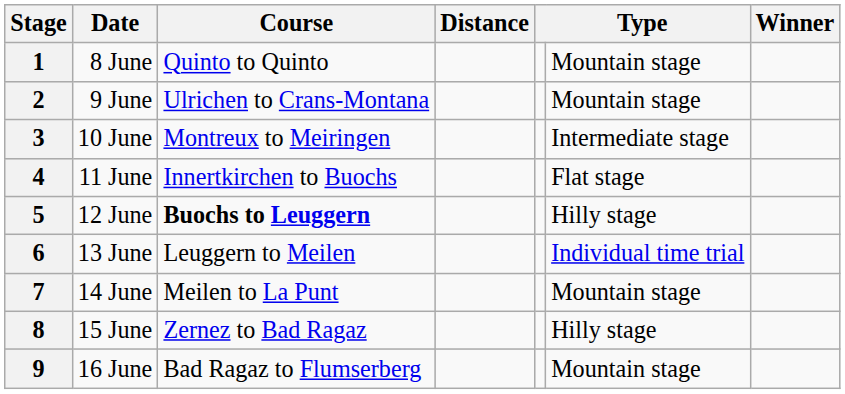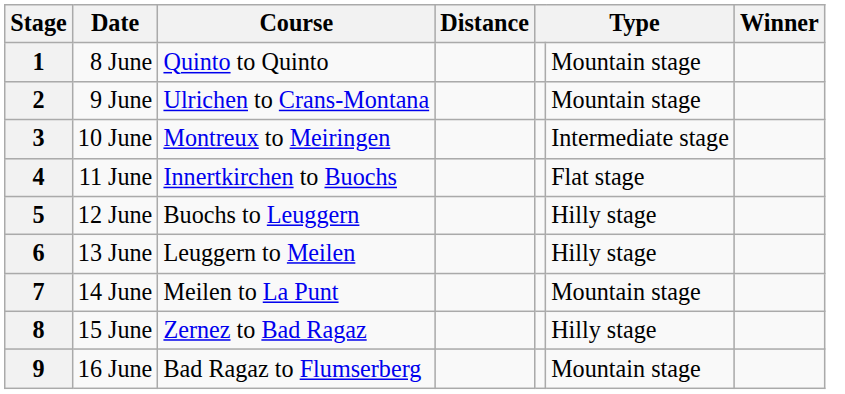(267, 215) bold -> (261, 215) normal
(648, 253) Individual time trial -> (604, 253) Hilly stage
